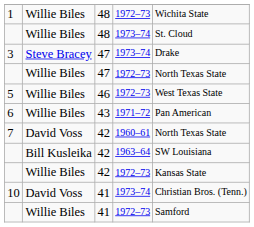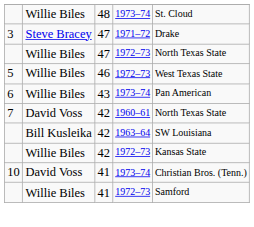- row: (10, 14)
(133, 53) 1973–74 -> (133, 34) 1971–72
(133, 113) 1971–72 -> (133, 93) 1973–74
